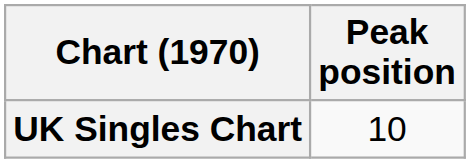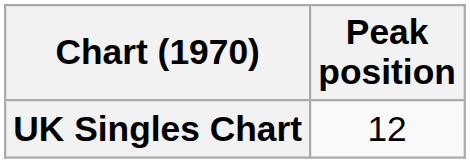(387, 128) 10 -> (387, 128) 12
